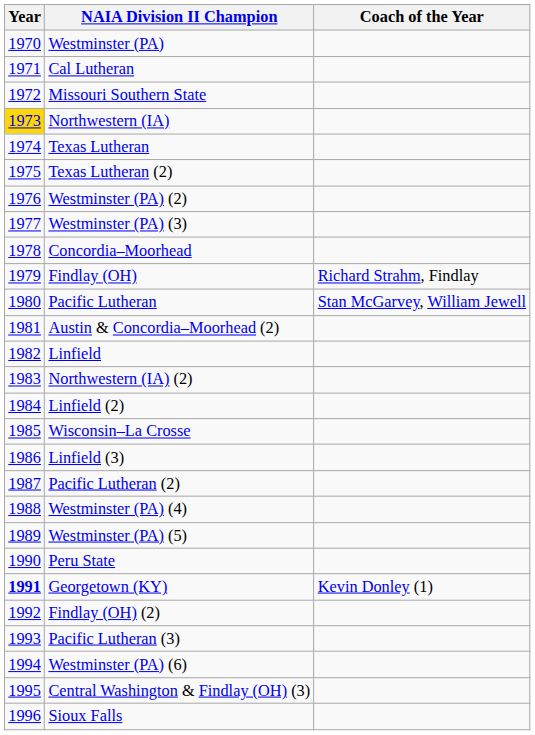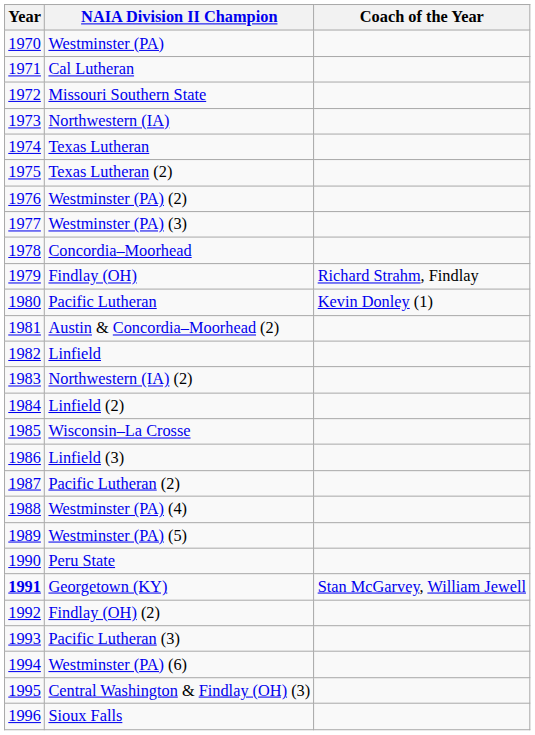(25, 120) gold background -> (25, 120) no background
(422, 302) Stan McGarvey, William Jewell -> (375, 302) Kevin Donley (1)
(375, 586) Kevin Donley (1) -> (422, 586) Stan McGarvey, William Jewell
